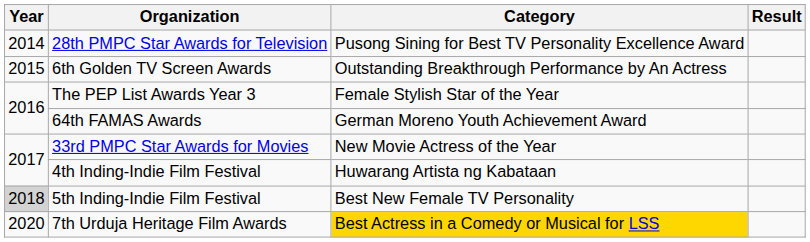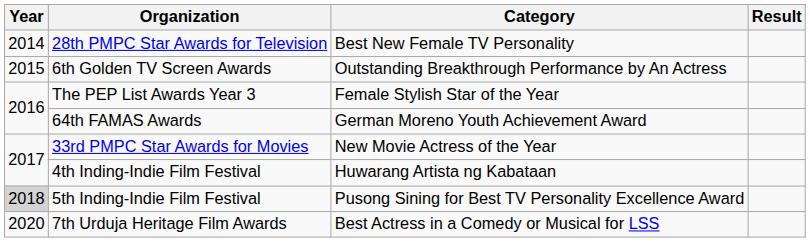(539, 43) Pusong Sining for Best TV Personality Excellence Award -> (454, 43) Best New Female TV Personality
(454, 198) Best New Female TV Personality -> (539, 198) Pusong Sining for Best TV Personality Excellence Award
(497, 224) gold background -> (497, 224) no background
